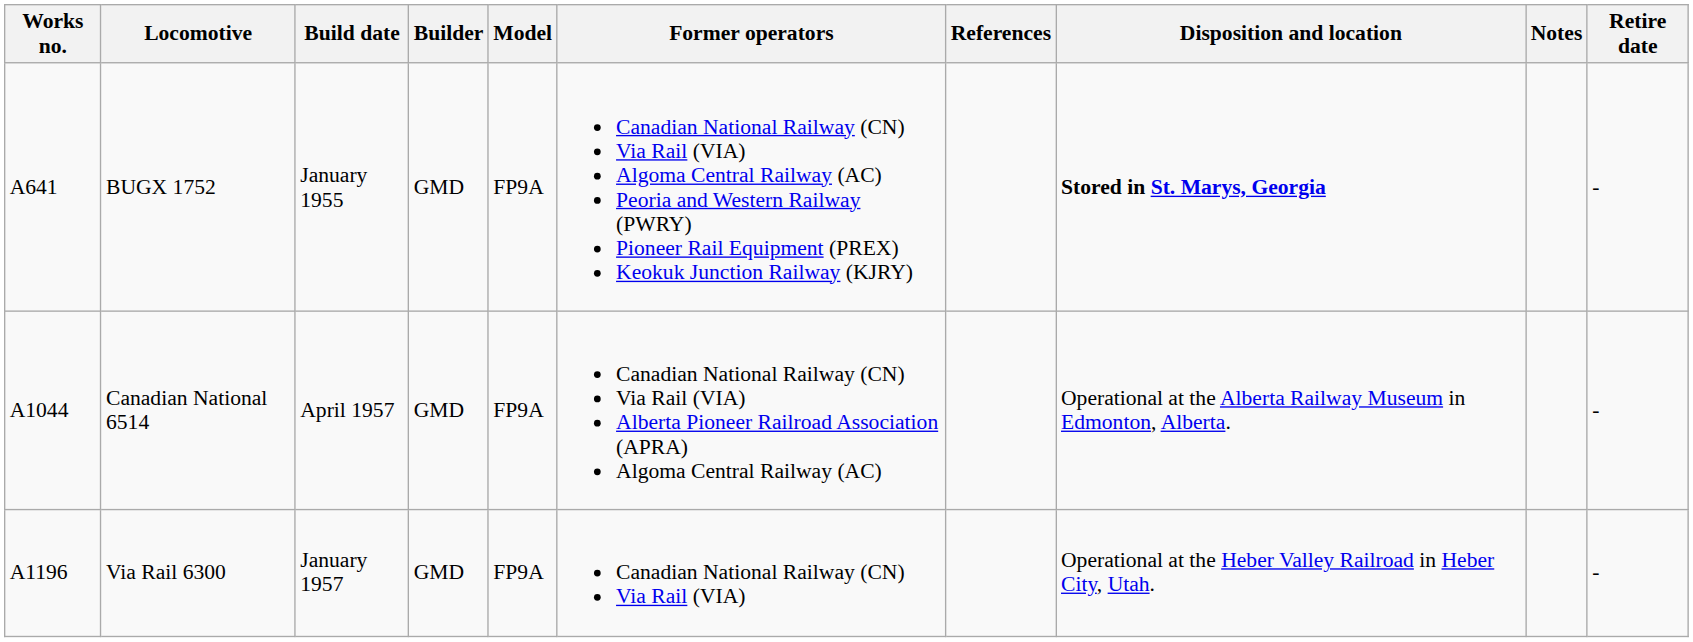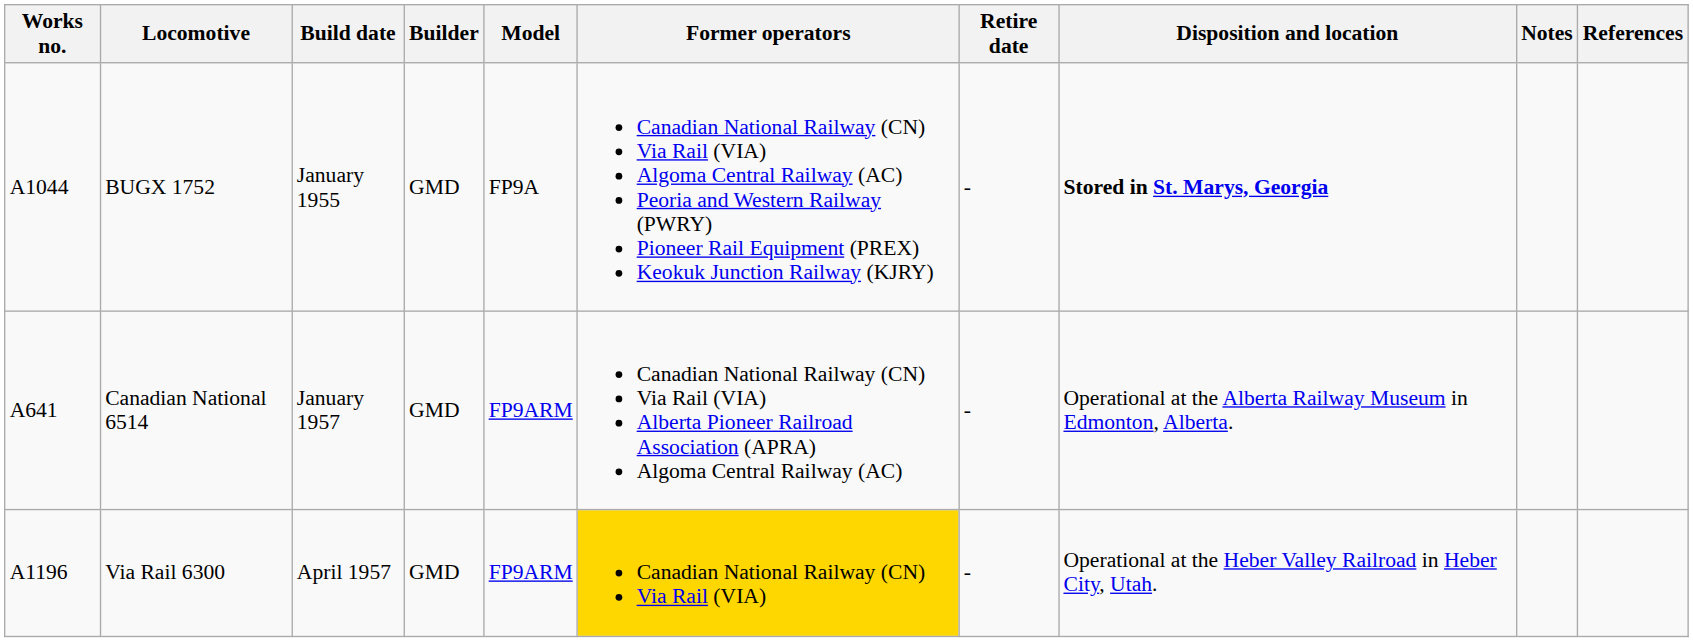columns swapped: (1638, 33) <-> (1001, 33)
(34, 186) A641 -> (39, 186) A1044
(39, 410) A1044 -> (34, 410) A641
(347, 410) April 1957 -> (330, 410) January 1957
(519, 410) FP9A -> (531, 410) FP9ARM
(334, 572) January 1957 -> (344, 572) April 1957
(519, 572) FP9A -> (531, 572) FP9ARM
(751, 585) no background -> (768, 585) gold background
